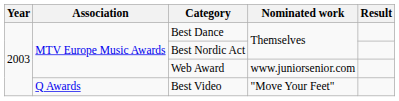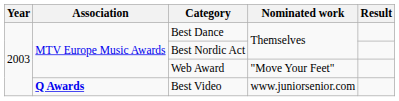(303, 68) www.juniorsenior.com -> (292, 68) "Move Your Feet"
(58, 86) normal -> (60, 86) bold
(292, 86) "Move Your Feet" -> (303, 86) www.juniorsenior.com
